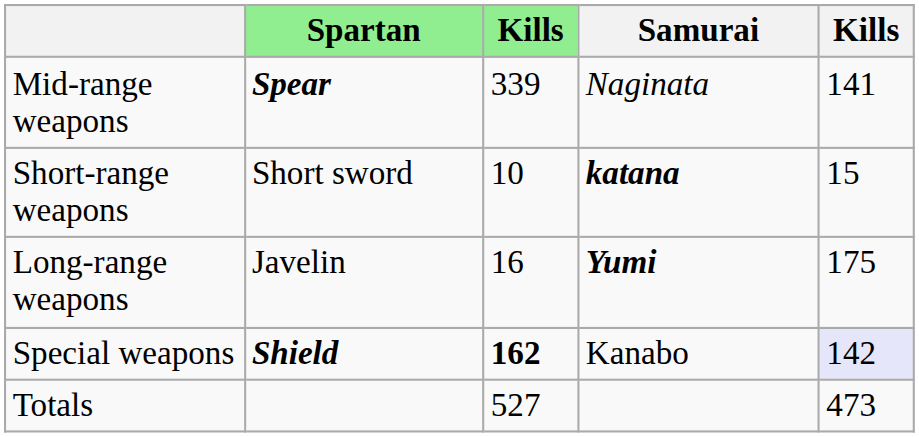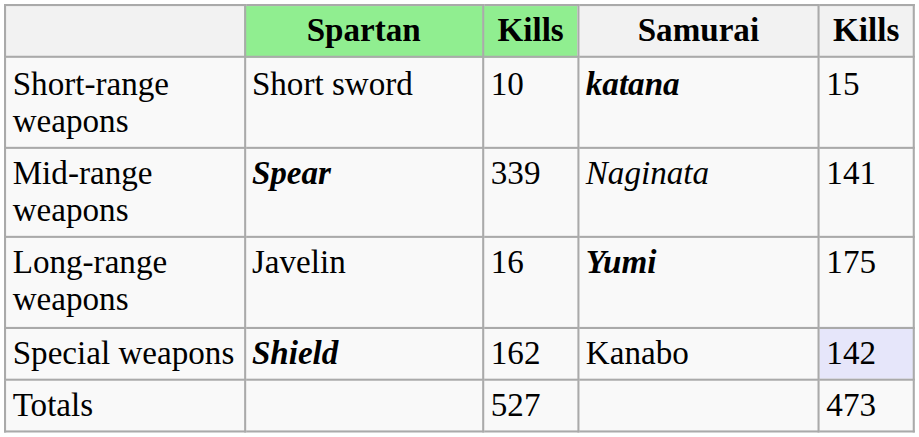rows swapped: (91, 191) <-> (83, 101)
(516, 352) bold -> (516, 352) normal
